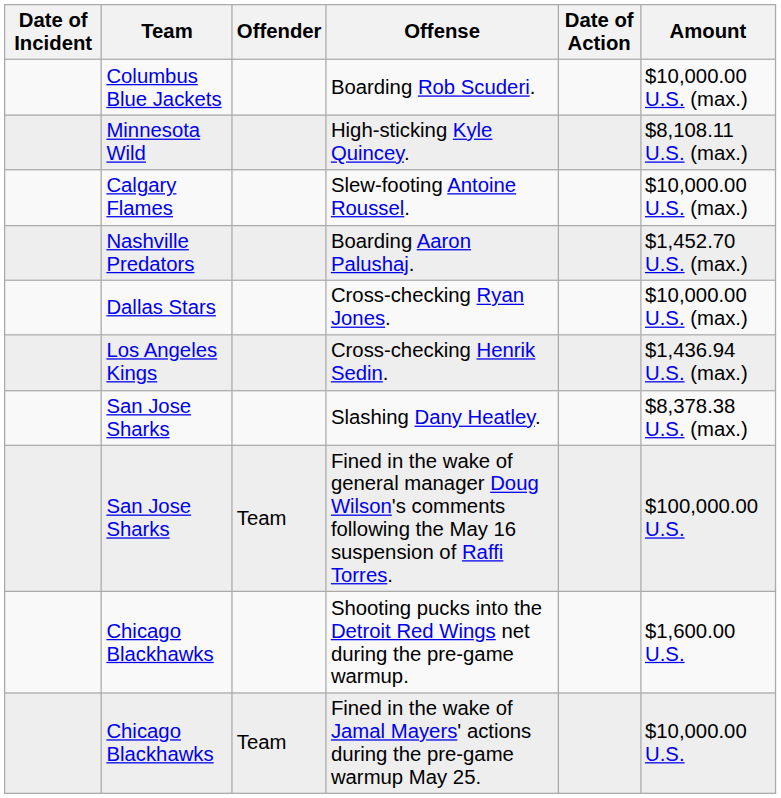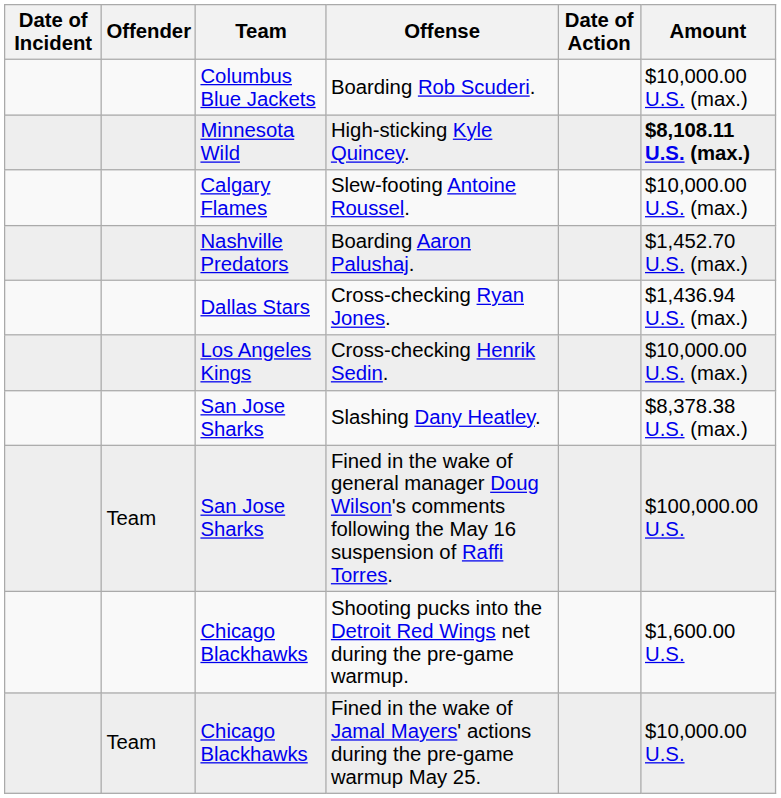columns swapped: (279, 32) <-> (167, 32)
(696, 142) normal -> (698, 142) bold
(696, 307) $10,000.00 U.S. (max.) -> (696, 307) $1,436.94 U.S. (max.)
(696, 362) $1,436.94 U.S. (max.) -> (696, 362) $10,000.00 U.S. (max.)
